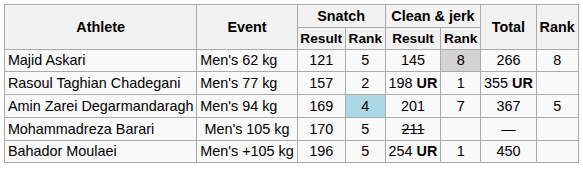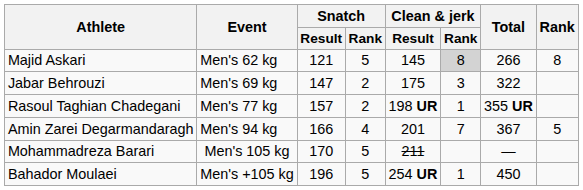+ row: (56, 83)
(321, 106) 169 -> (321, 129) 166
(365, 106) lightblue background -> (365, 129) no background
